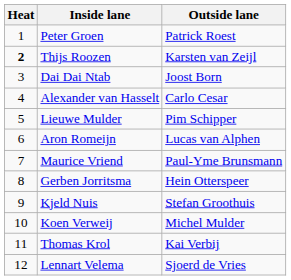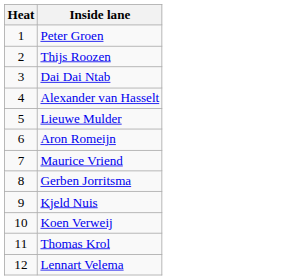- column: (224, 14)
(21, 56) bold -> (21, 56) normal
